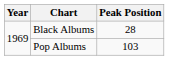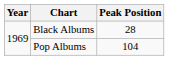(130, 47) 103 -> (130, 47) 104
